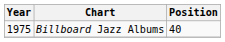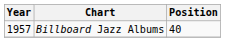(19, 29) 1975 -> (19, 29) 1957
